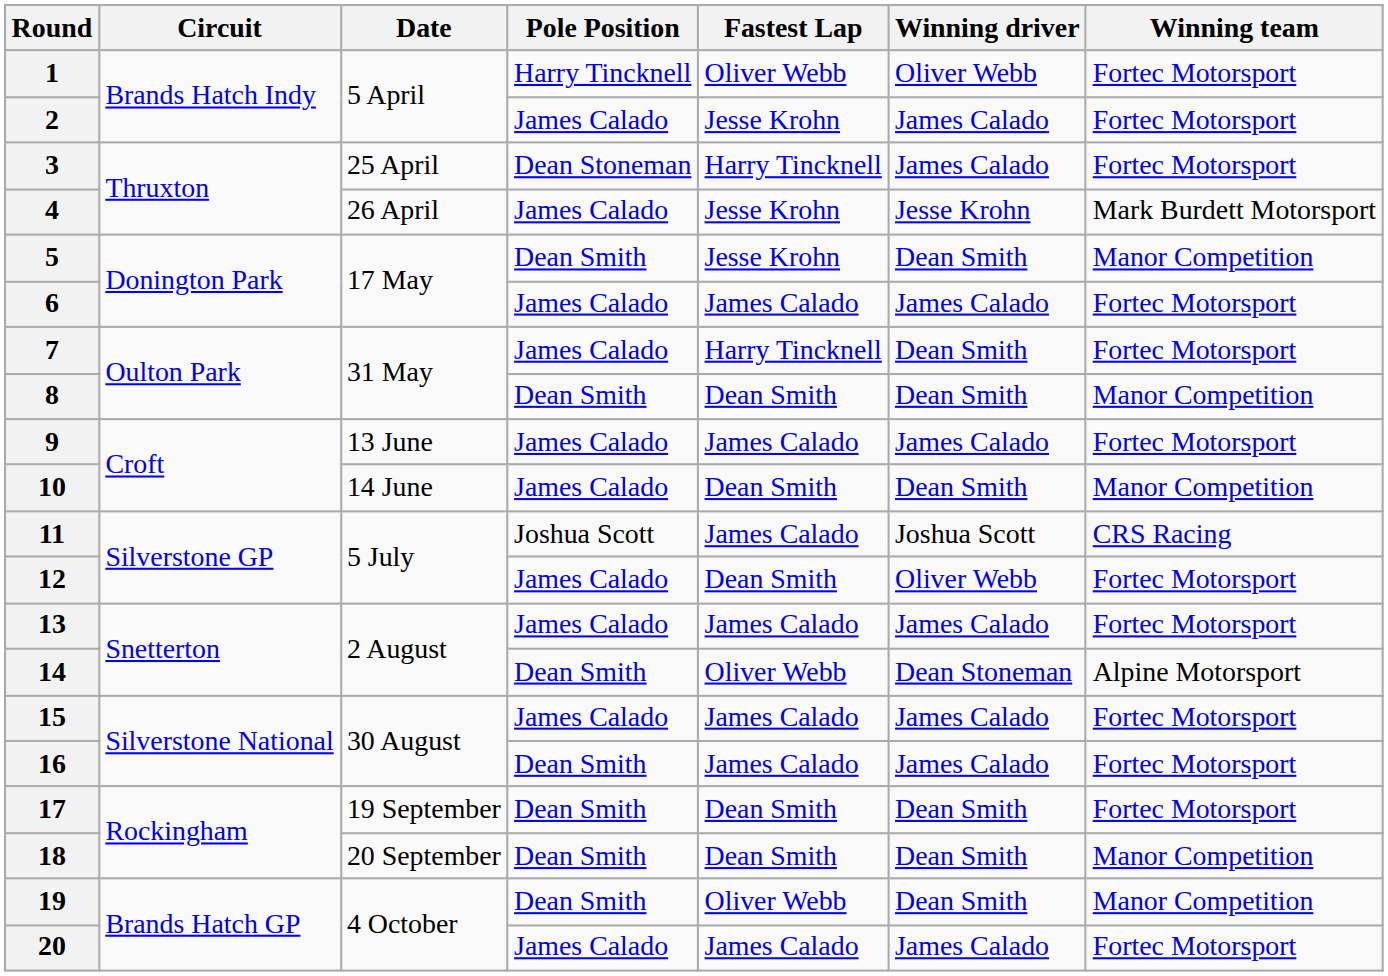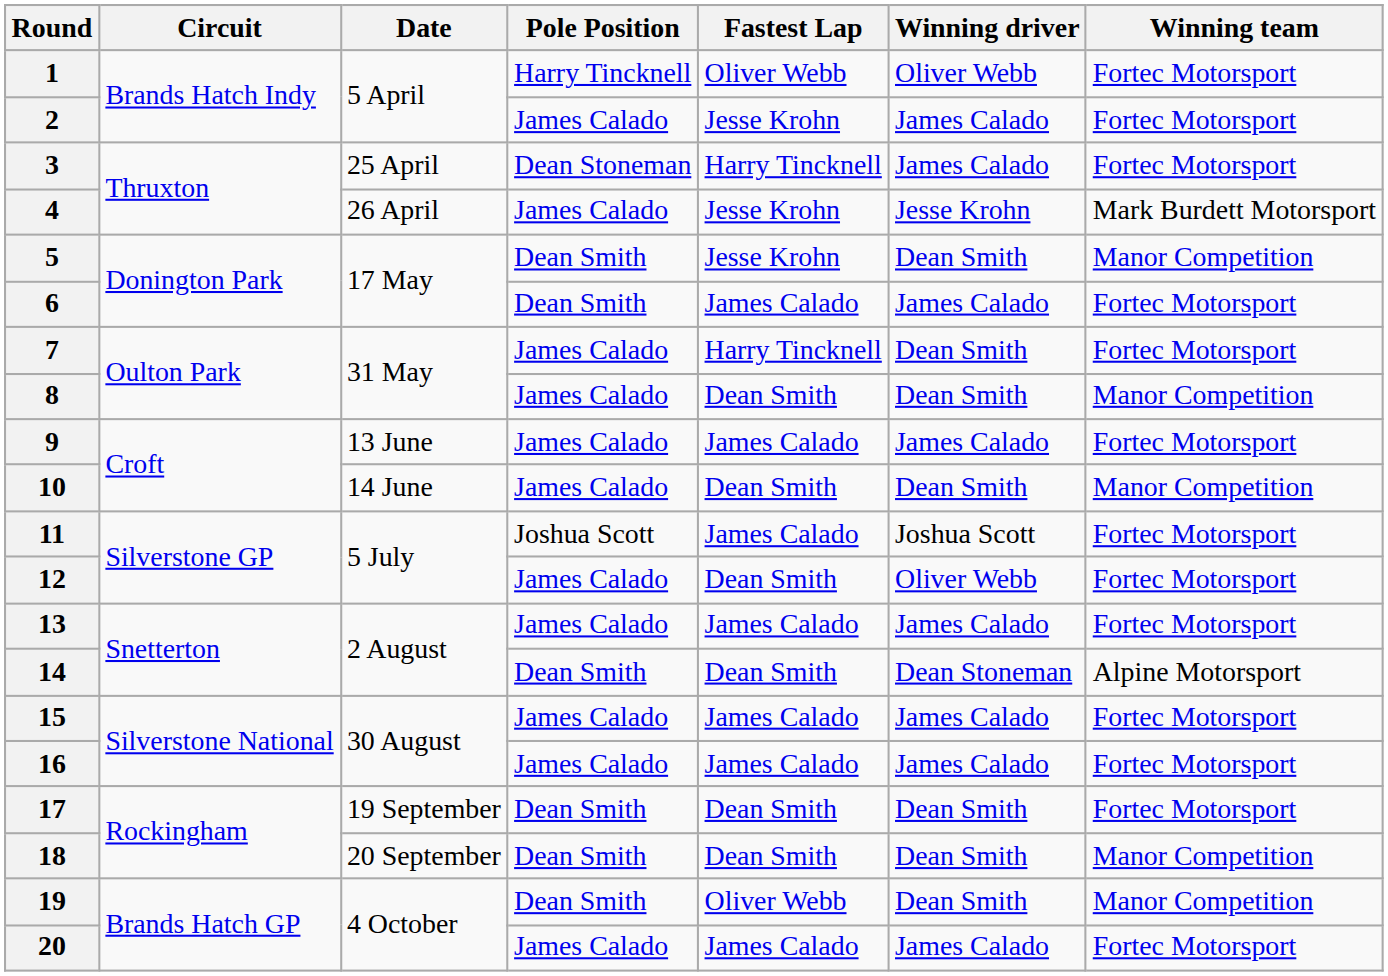(591, 303) James Calado -> (580, 303) Dean Smith
(580, 395) Dean Smith -> (591, 395) James Calado
(1162, 533) CRS Racing -> (1195, 533) Fortec Motorsport
(776, 671) Oliver Webb -> (771, 671) Dean Smith
(580, 763) Dean Smith -> (591, 763) James Calado
